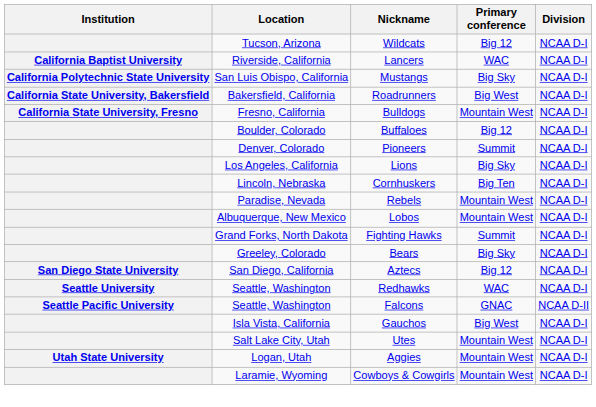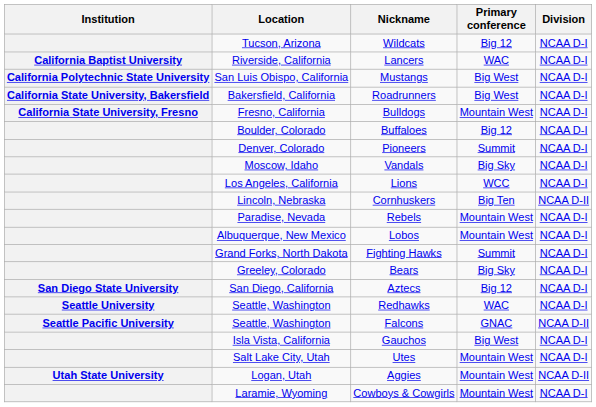(496, 78) Big Sky -> (496, 78) Big West
+ row: (404, 165)
(496, 165) Big Sky -> (496, 183) WCC
(564, 183) NCAA D-I -> (564, 200) NCAA D-II
(564, 358) NCAA D-I -> (564, 375) NCAA D-II
